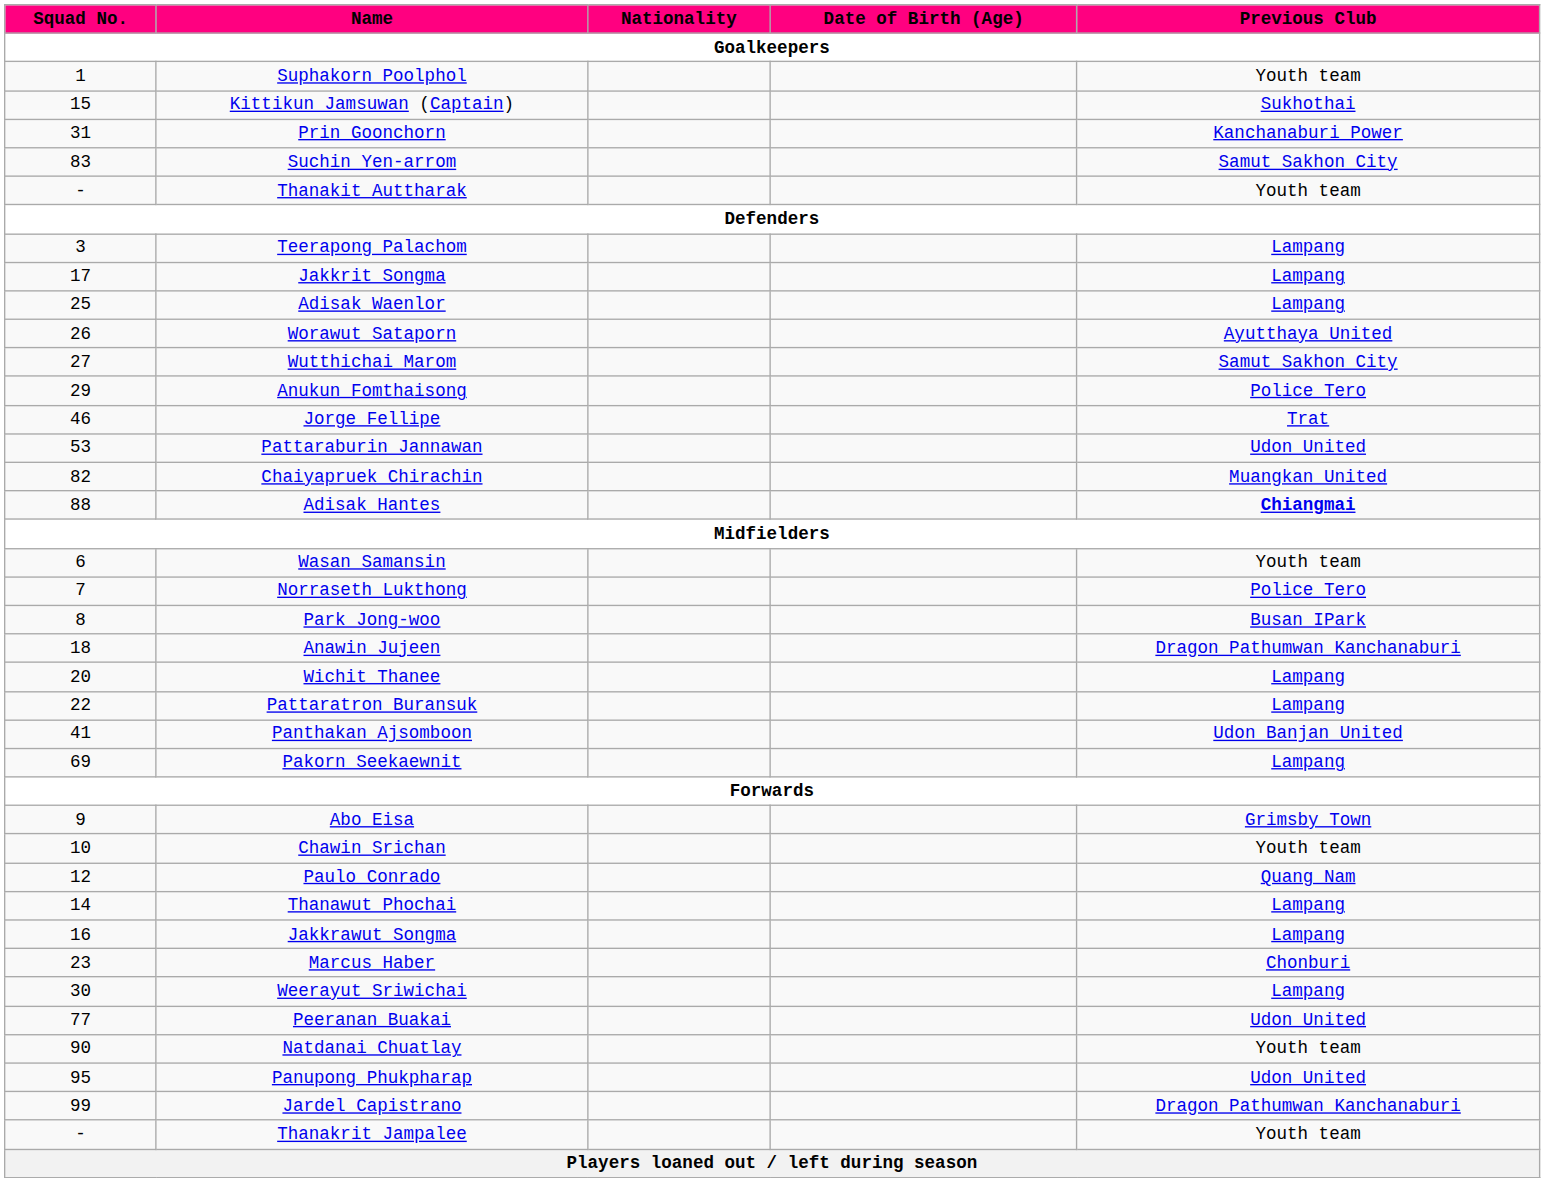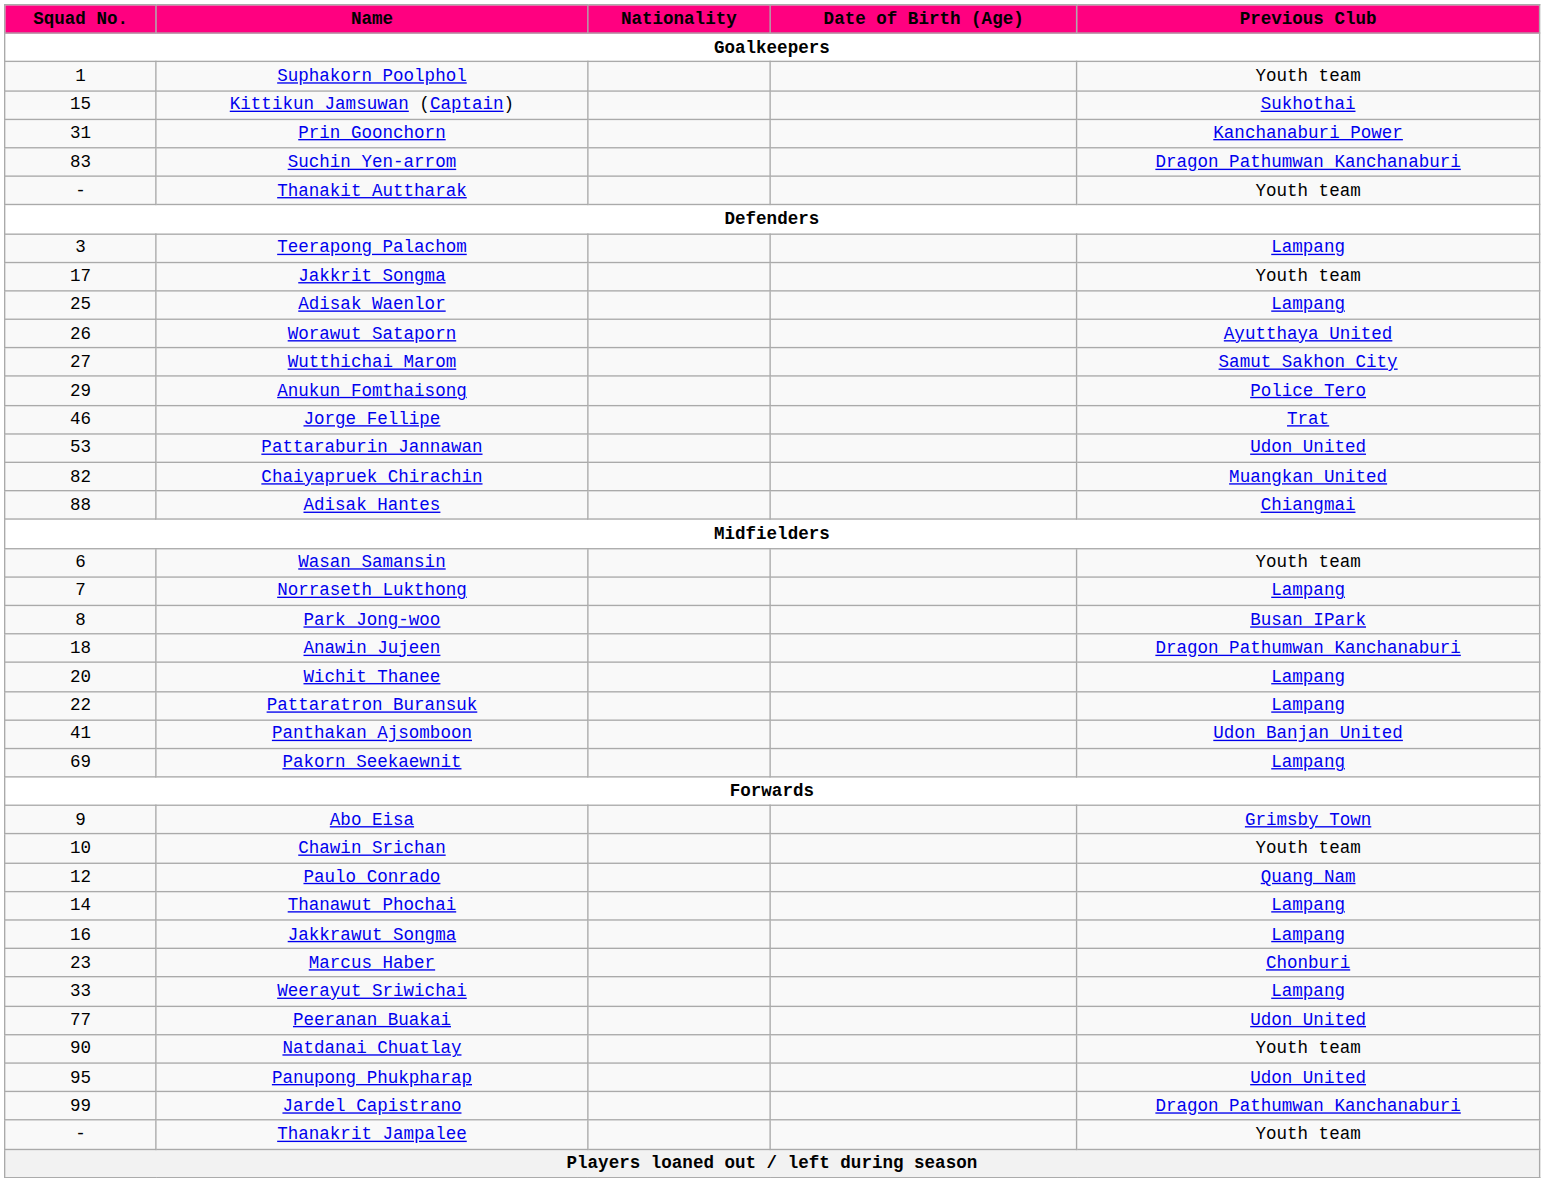(1308, 162) Samut Sakhon City -> (1308, 162) Dragon Pathumwan Kanchanaburi
(1308, 276) Lampang -> (1308, 276) Youth team
(1308, 505) bold -> (1308, 505) normal
(1308, 591) Police Tero -> (1308, 591) Lampang
(81, 991) 30 -> (81, 991) 33
